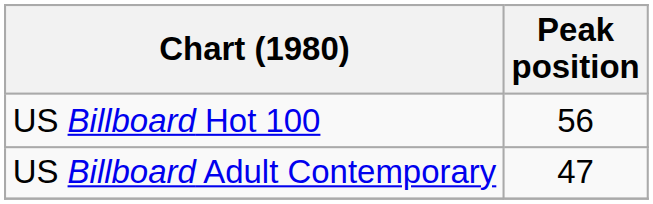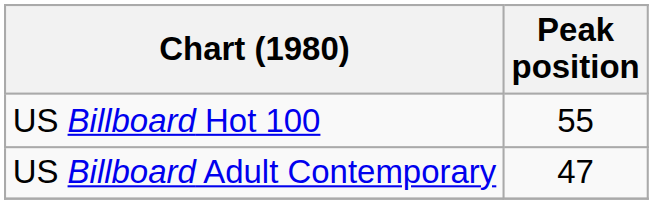(576, 119) 56 -> (576, 119) 55
